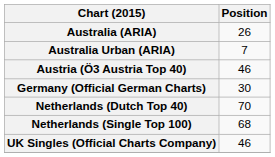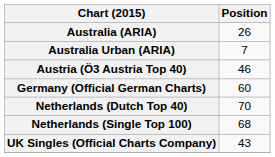(244, 87) 30 -> (244, 87) 60
(244, 143) 46 -> (244, 143) 43
